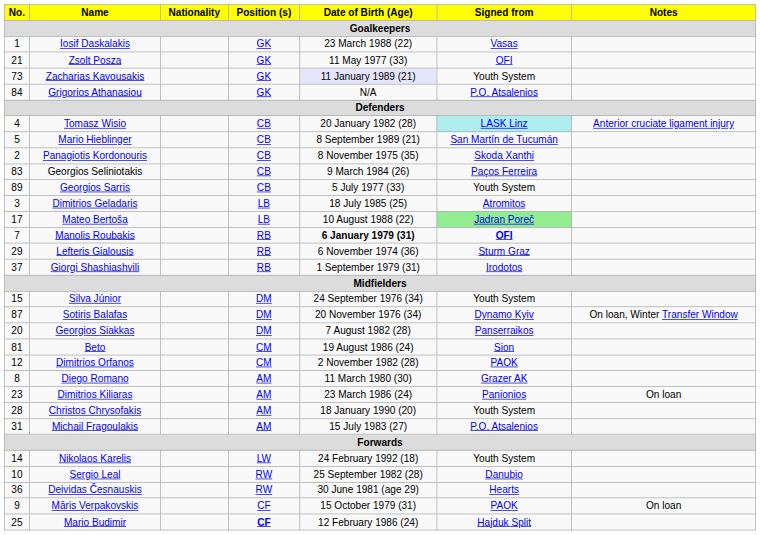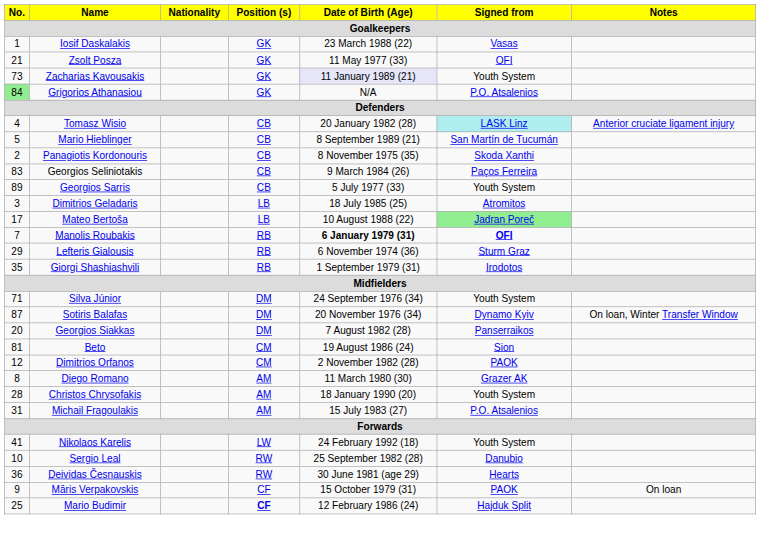(17, 92) no background -> (17, 92) lightgreen background
(17, 268) 37 -> (17, 268) 35
(17, 299) 15 -> (17, 299) 71
- row: (95, 395)
(17, 459) 14 -> (17, 443) 41
